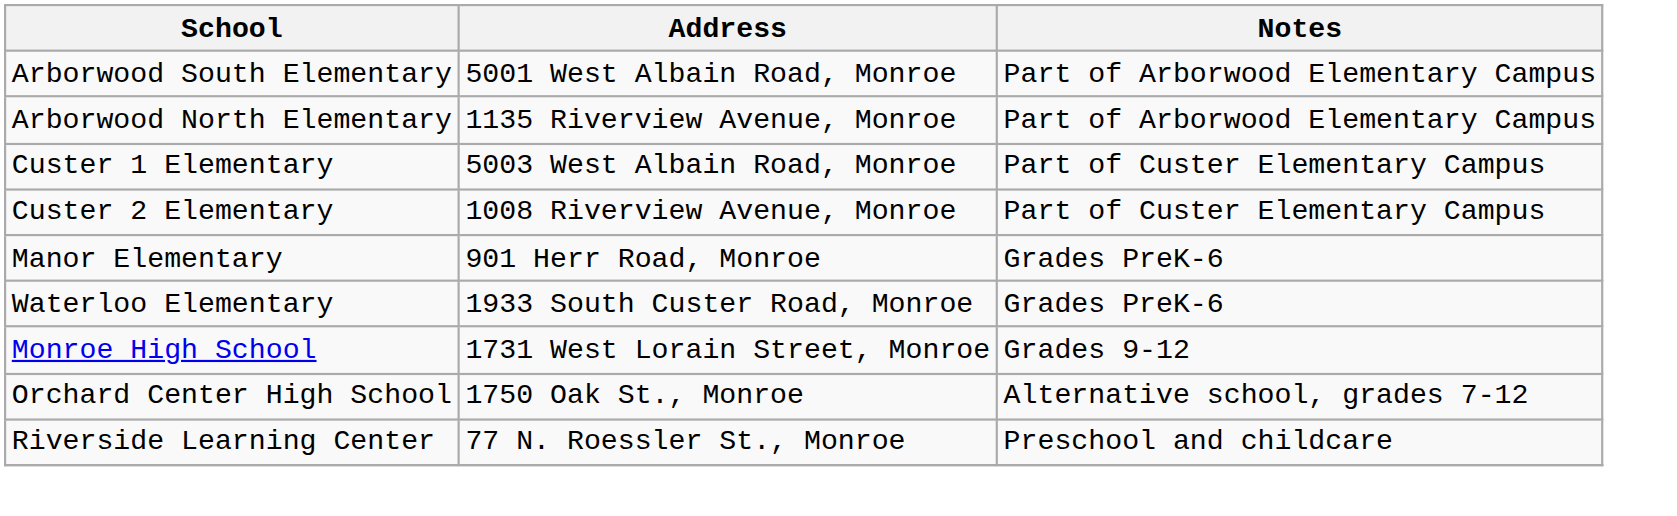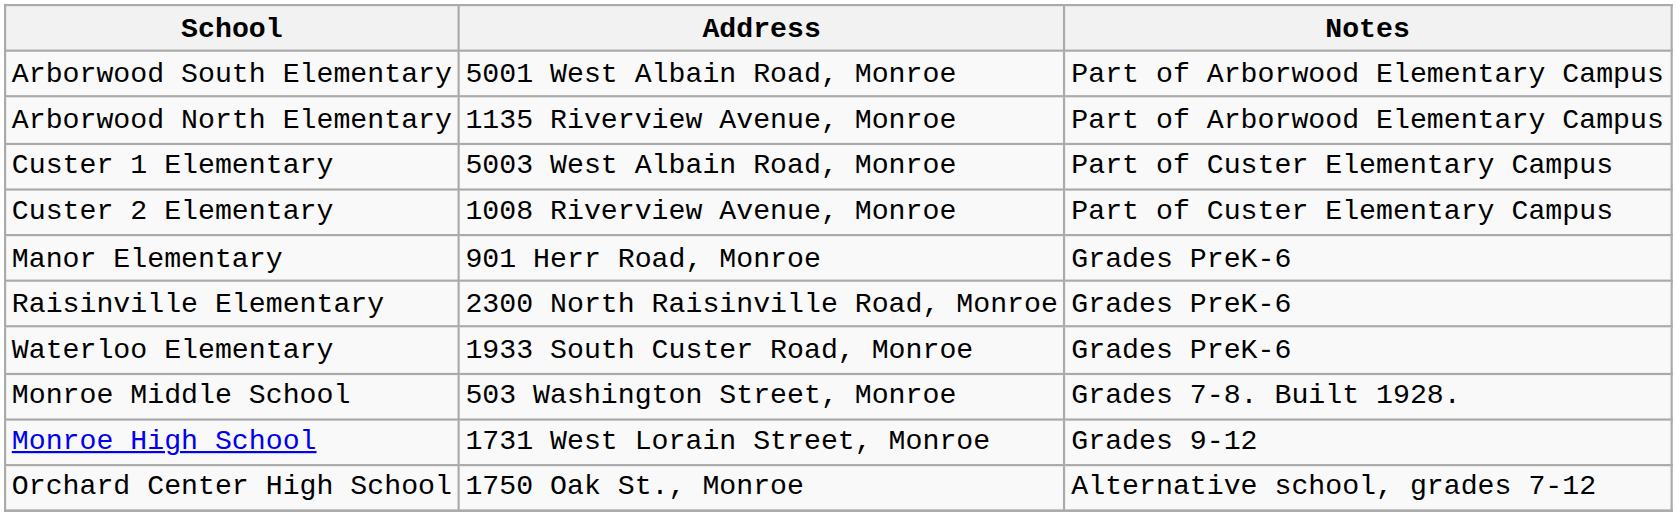+ row: (198, 304)
+ row: (181, 396)
- row: (223, 442)
